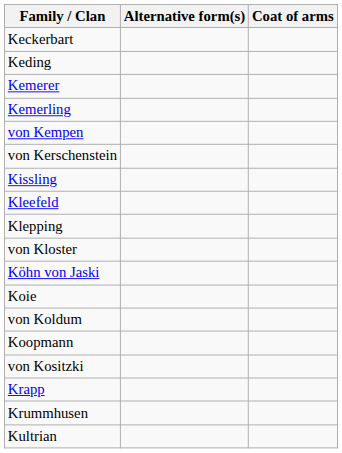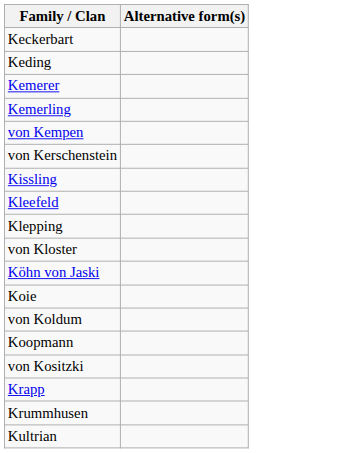- column: (293, 16)
